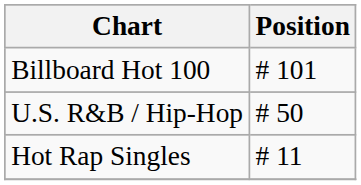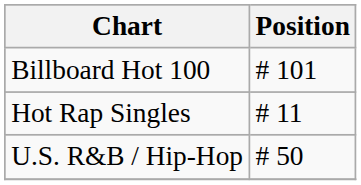rows swapped: (127, 112) <-> (101, 156)
